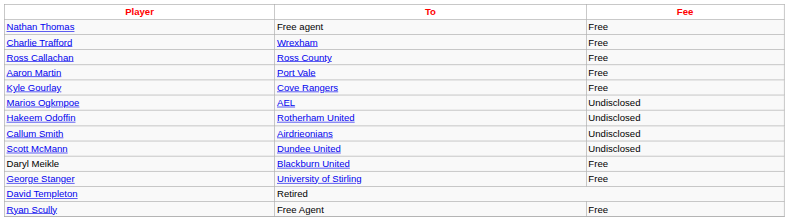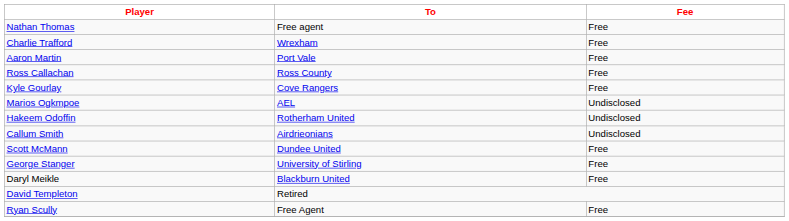rows swapped: (40, 58) <-> (34, 73)
(614, 149) Undisclosed -> (598, 149) Free
rows swapped: (33, 164) <-> (41, 179)
